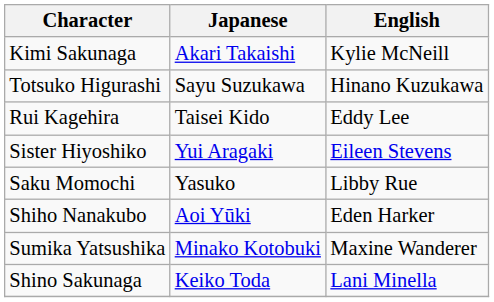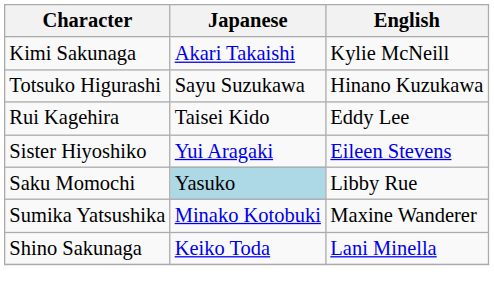(205, 183) no background -> (205, 183) lightblue background
- row: (78, 215)
